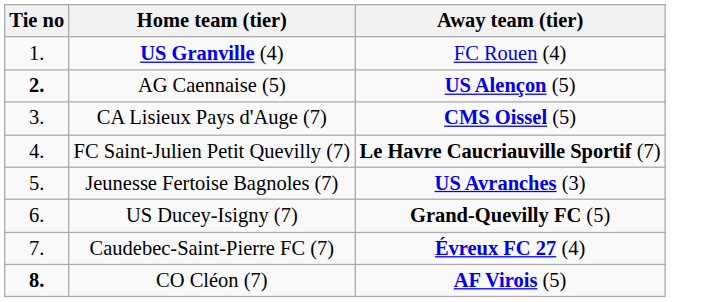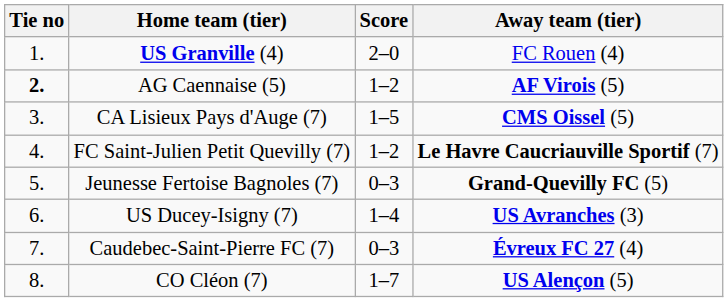+ column: (384, 20)
(510, 85) US Alençon (5) -> (568, 85) AF Virois (5)
(510, 183) US Avranches (3) -> (568, 183) Grand-Quevilly FC (5)
(510, 215) Grand-Quevilly FC (5) -> (568, 215) US Avranches (3)
(37, 280) bold -> (37, 280) normal
(510, 280) AF Virois (5) -> (568, 280) US Alençon (5)
